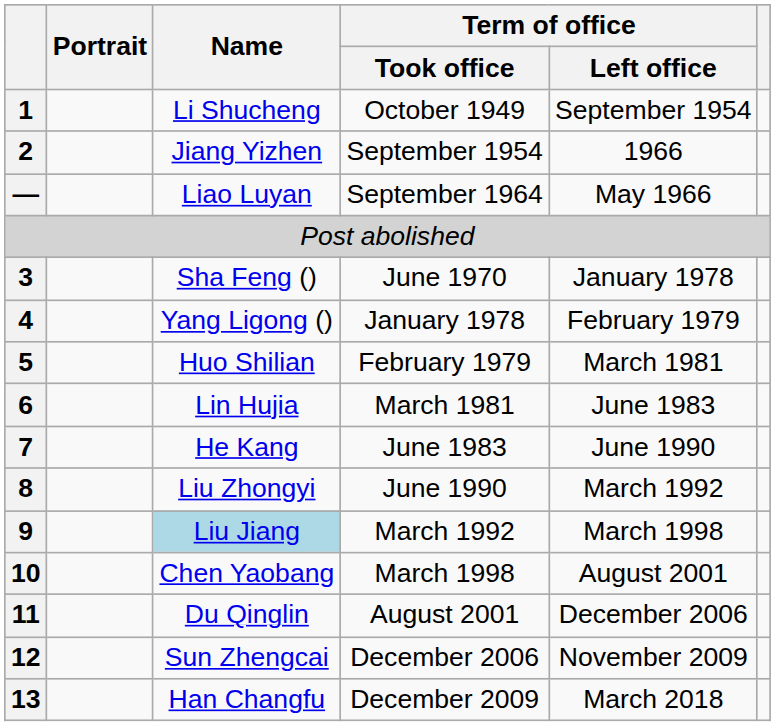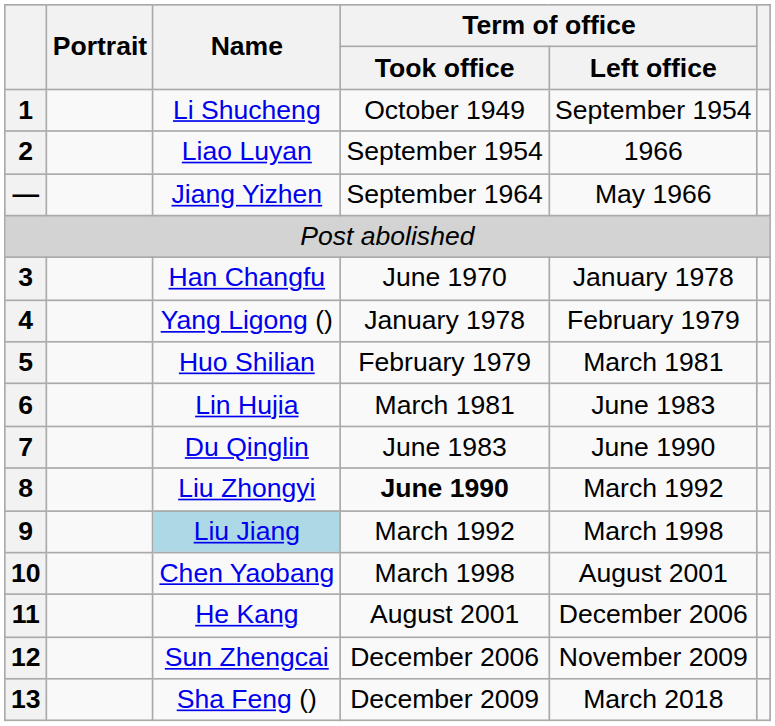(247, 151) Jiang Yizhen -> (247, 151) Liao Luyan
(247, 194) Liao Luyan -> (247, 194) Jiang Yizhen
(247, 278) Sha Feng () -> (247, 278) Han Changfu
(247, 446) He Kang -> (247, 446) Du Qinglin
(445, 488) normal -> (445, 488) bold
(247, 615) Du Qinglin -> (247, 615) He Kang
(247, 699) Han Changfu -> (247, 699) Sha Feng ()
